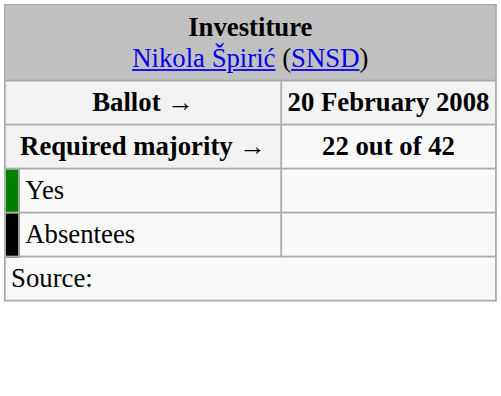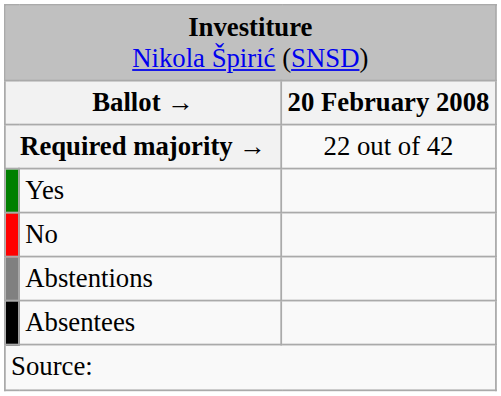(388, 146) bold -> (388, 146) normal
+ row: (42, 234)
+ row: (89, 278)
